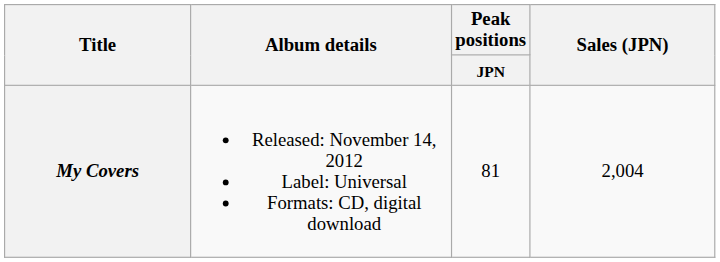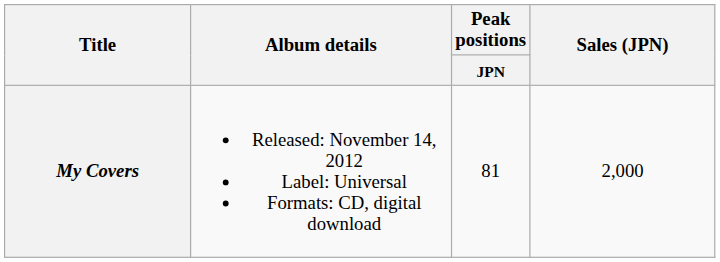(623, 171) 2,004 -> (623, 171) 2,000
